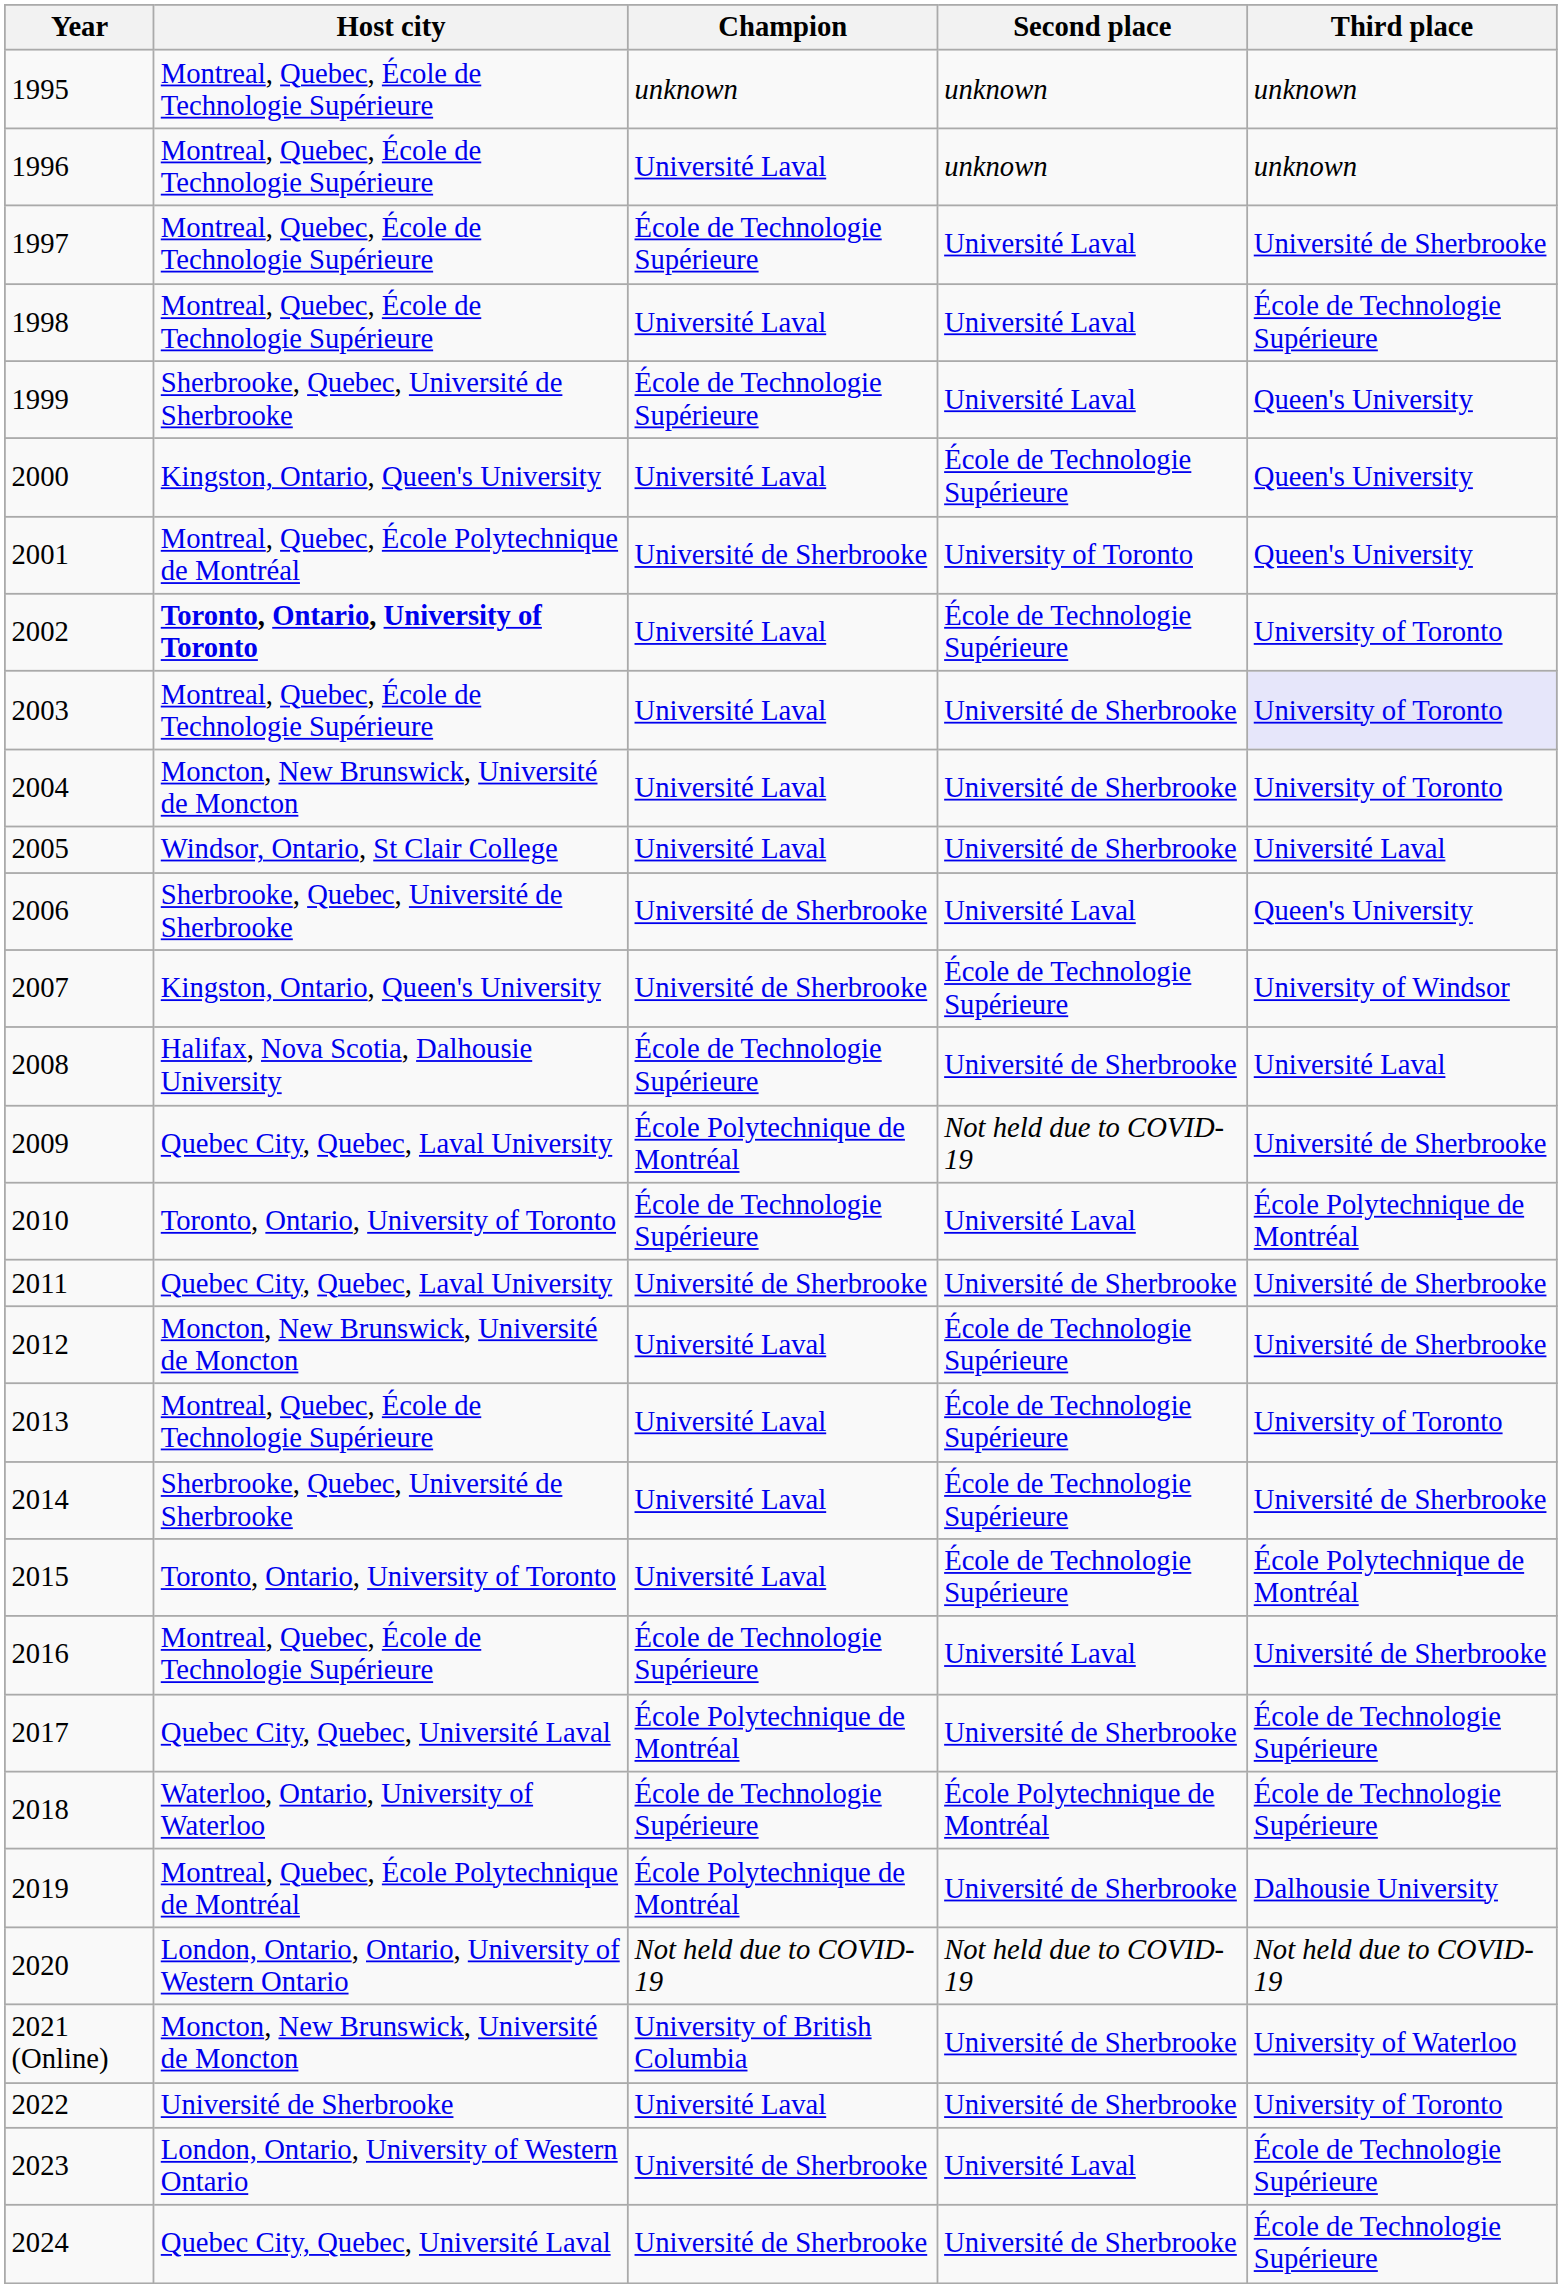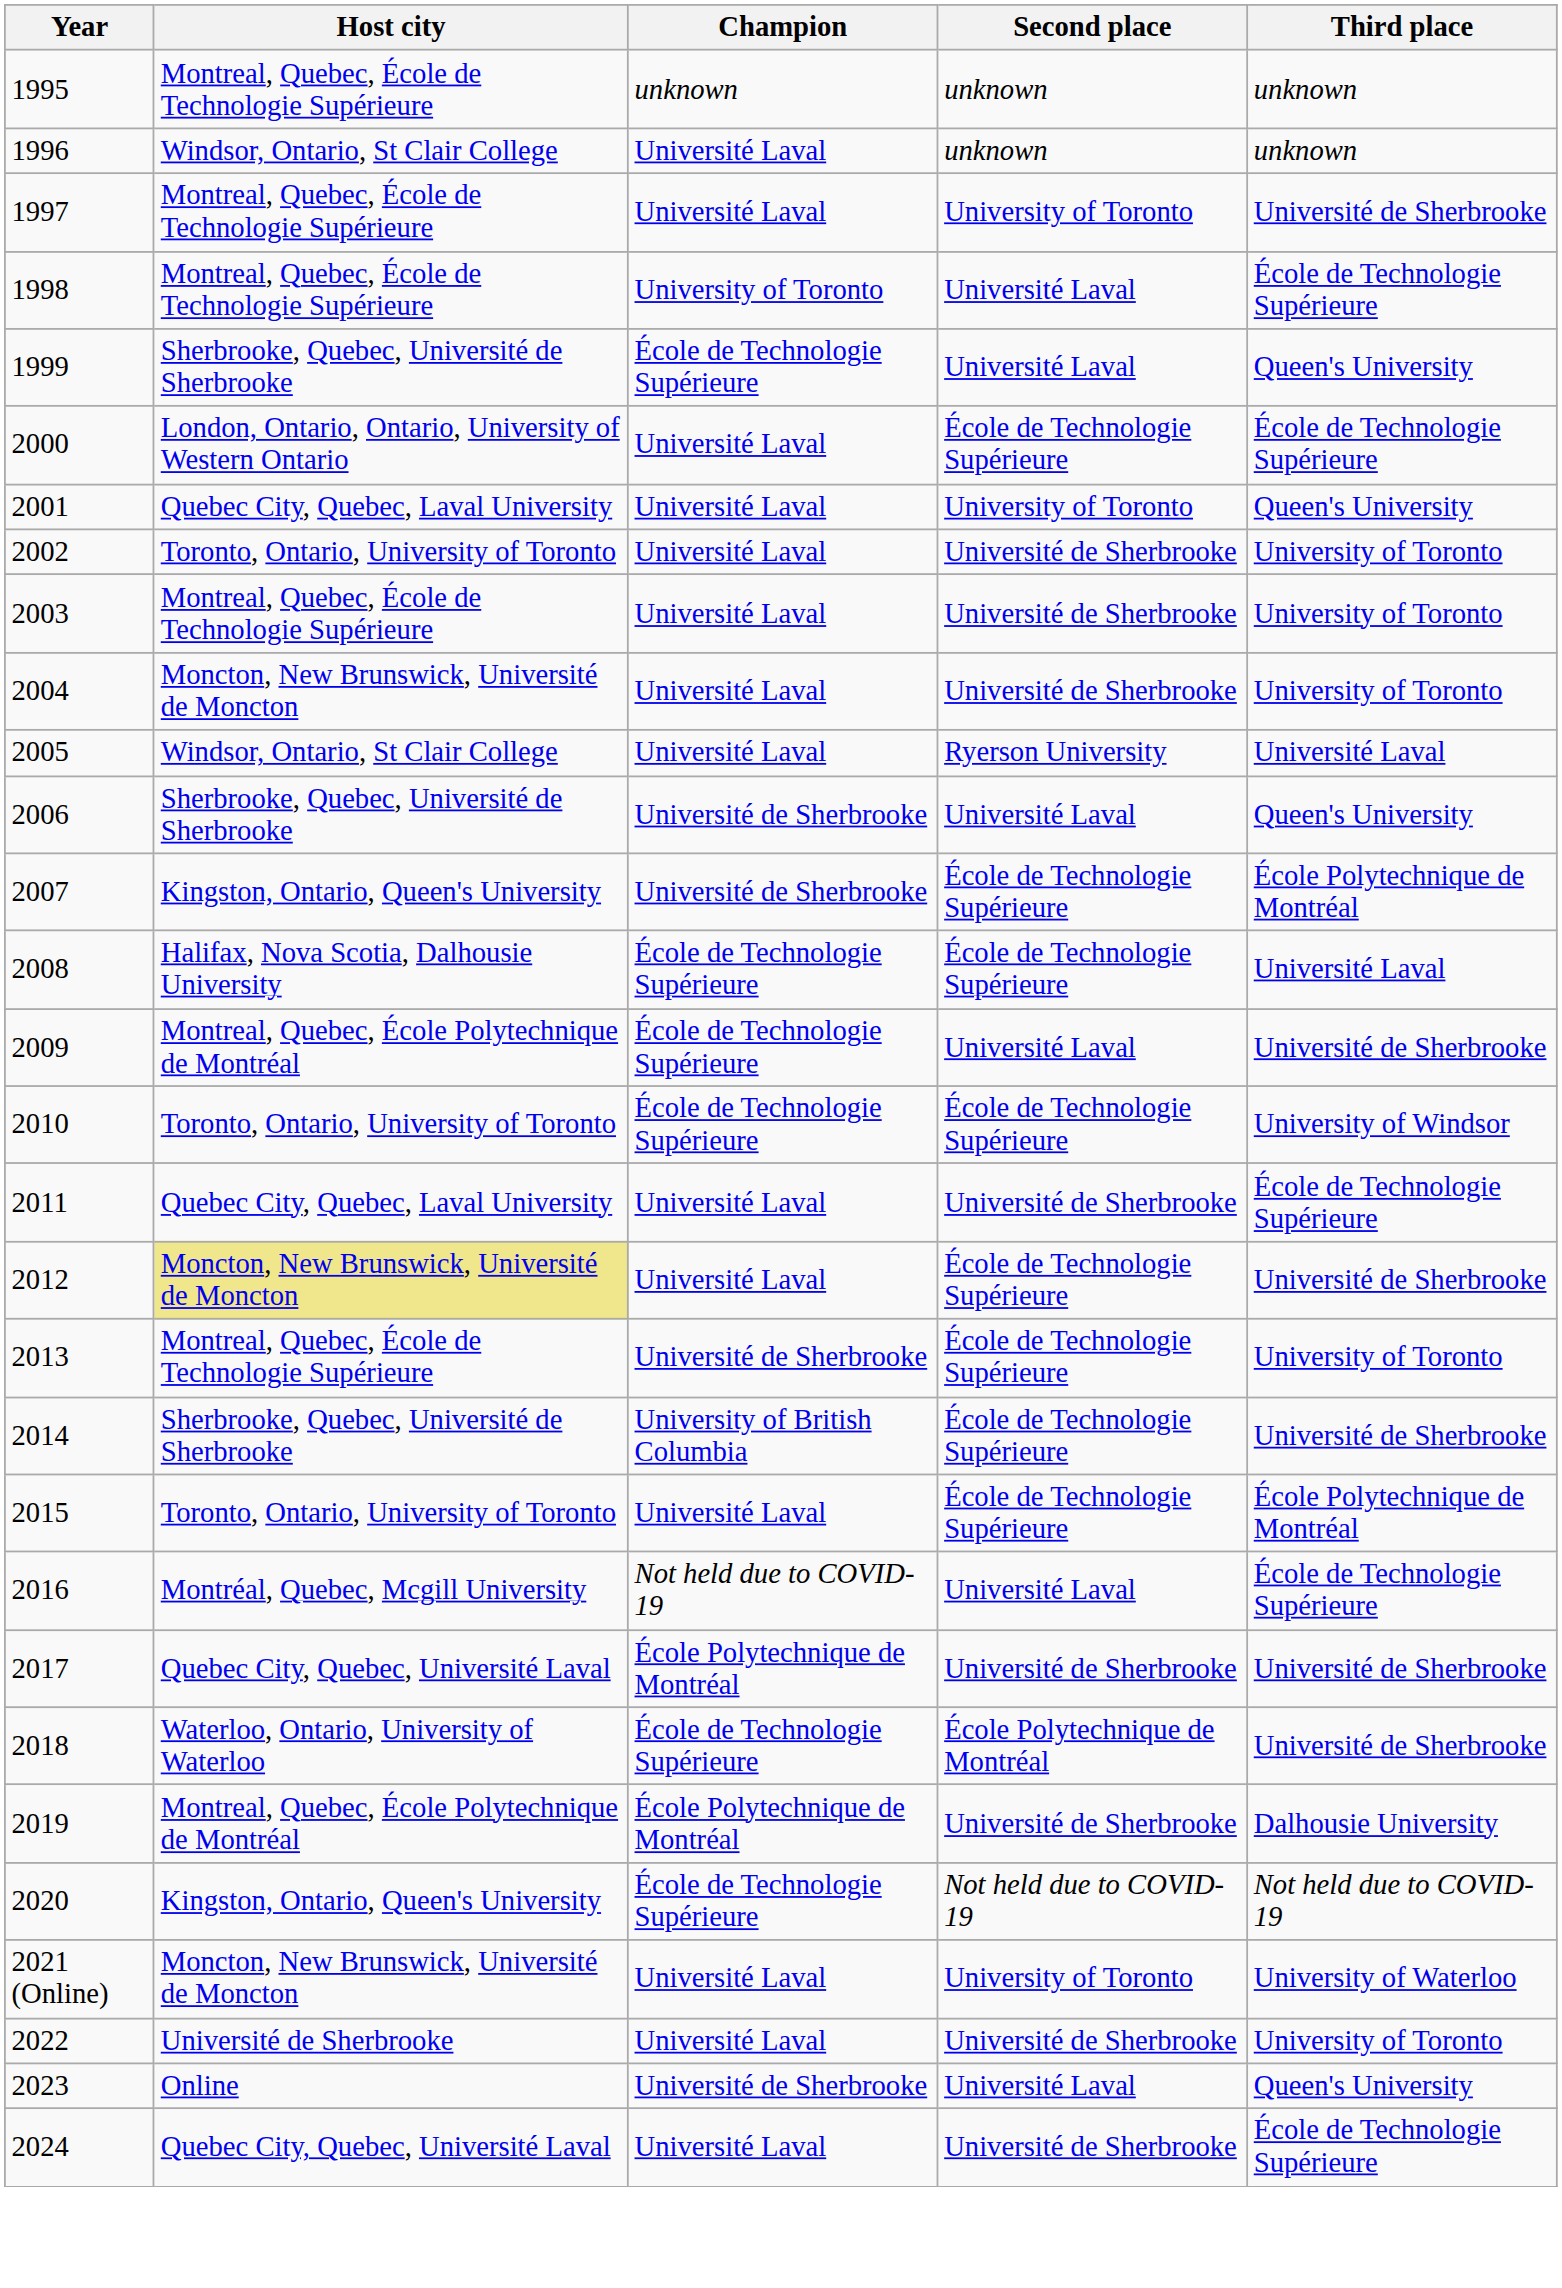(321, 166) Montreal, Quebec, École de Technologie Supérieure -> (359, 150) Windsor, Ontario, St Clair College
(758, 244) École de Technologie Supérieure -> (730, 211) Université Laval
(1040, 244) Université Laval -> (1069, 211) University of Toronto
(730, 321) Université Laval -> (759, 289) University of Toronto
(381, 476) Kingston, Ontario, Queen's University -> (390, 444) London, Ontario, Ontario, University of Western Ontario
(1363, 476) Queen's University -> (1377, 444) École de Technologie Supérieure
(389, 554) Montreal, Quebec, École Polytechnique de Montréal -> (387, 506) Quebec City, Quebec, Laval University
(781, 554) Université de Sherbrooke -> (730, 506) Université Laval
(351, 632) bold -> (388, 551) normal
(1068, 632) École de Technologie Supérieure -> (1090, 551) Université de Sherbrooke
(1378, 709) lavender background -> (1378, 613) no background
(1090, 849) Université de Sherbrooke -> (1055, 752) Ryerson University
(1382, 988) University of Windsor -> (1389, 891) École Polytechnique de Montréal
(1090, 1065) Université de Sherbrooke -> (1068, 969) École de Technologie Supérieure
(387, 1143) Quebec City, Quebec, Laval University -> (389, 1046) Montreal, Quebec, École Polytechnique de Montréal
(770, 1143) École Polytechnique de Montréal -> (758, 1046) École de Technologie Supérieure
(1084, 1143) Not held due to COVID-19 -> (1040, 1046) Université Laval
(1040, 1221) Université Laval -> (1068, 1124) École de Technologie Supérieure
(1389, 1221) École Polytechnique de Montréal -> (1382, 1124) University of Windsor
(781, 1282) Université de Sherbrooke -> (730, 1202) Université Laval
(1400, 1282) Université de Sherbrooke -> (1377, 1202) École de Technologie Supérieure
(379, 1344) no background -> (379, 1279) khaki background
(730, 1421) Université Laval -> (781, 1357) Université de Sherbrooke
(730, 1499) Université Laval -> (753, 1435) University of British Columbia
(321, 1654) Montreal, Quebec, École de Technologie Supérieure -> (374, 1590) Montréal, Quebec, Mcgill University
(758, 1654) École de Technologie Supérieure -> (775, 1590) Not held due to COVID-19
(1400, 1654) Université de Sherbrooke -> (1377, 1590) École de Technologie Supérieure
(1377, 1732) École de Technologie Supérieure -> (1400, 1667) Université de Sherbrooke
(1377, 1810) École de Technologie Supérieure -> (1400, 1745) Université de Sherbrooke
(390, 1965) London, Ontario, Ontario, University of Western Ontario -> (381, 1900) Kingston, Ontario, Queen's University
(775, 1965) Not held due to COVID-19 -> (758, 1900) École de Technologie Supérieure
(753, 2042) University of British Columbia -> (730, 1978) Université Laval
(1090, 2042) Université de Sherbrooke -> (1069, 1978) University of Toronto
(389, 2166) London, Ontario, University of Western Ontario -> (200, 2085) Online
(1377, 2166) École de Technologie Supérieure -> (1363, 2085) Queen's University
(781, 2243) Université de Sherbrooke -> (730, 2147) Université Laval
